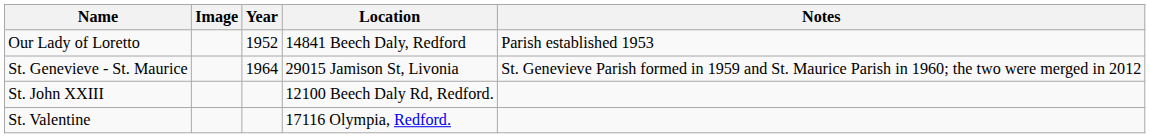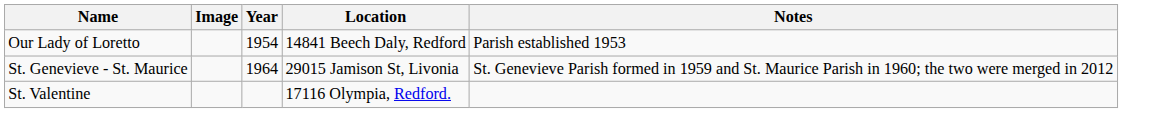(262, 42) 1952 -> (262, 42) 1954
- row: (56, 94)
